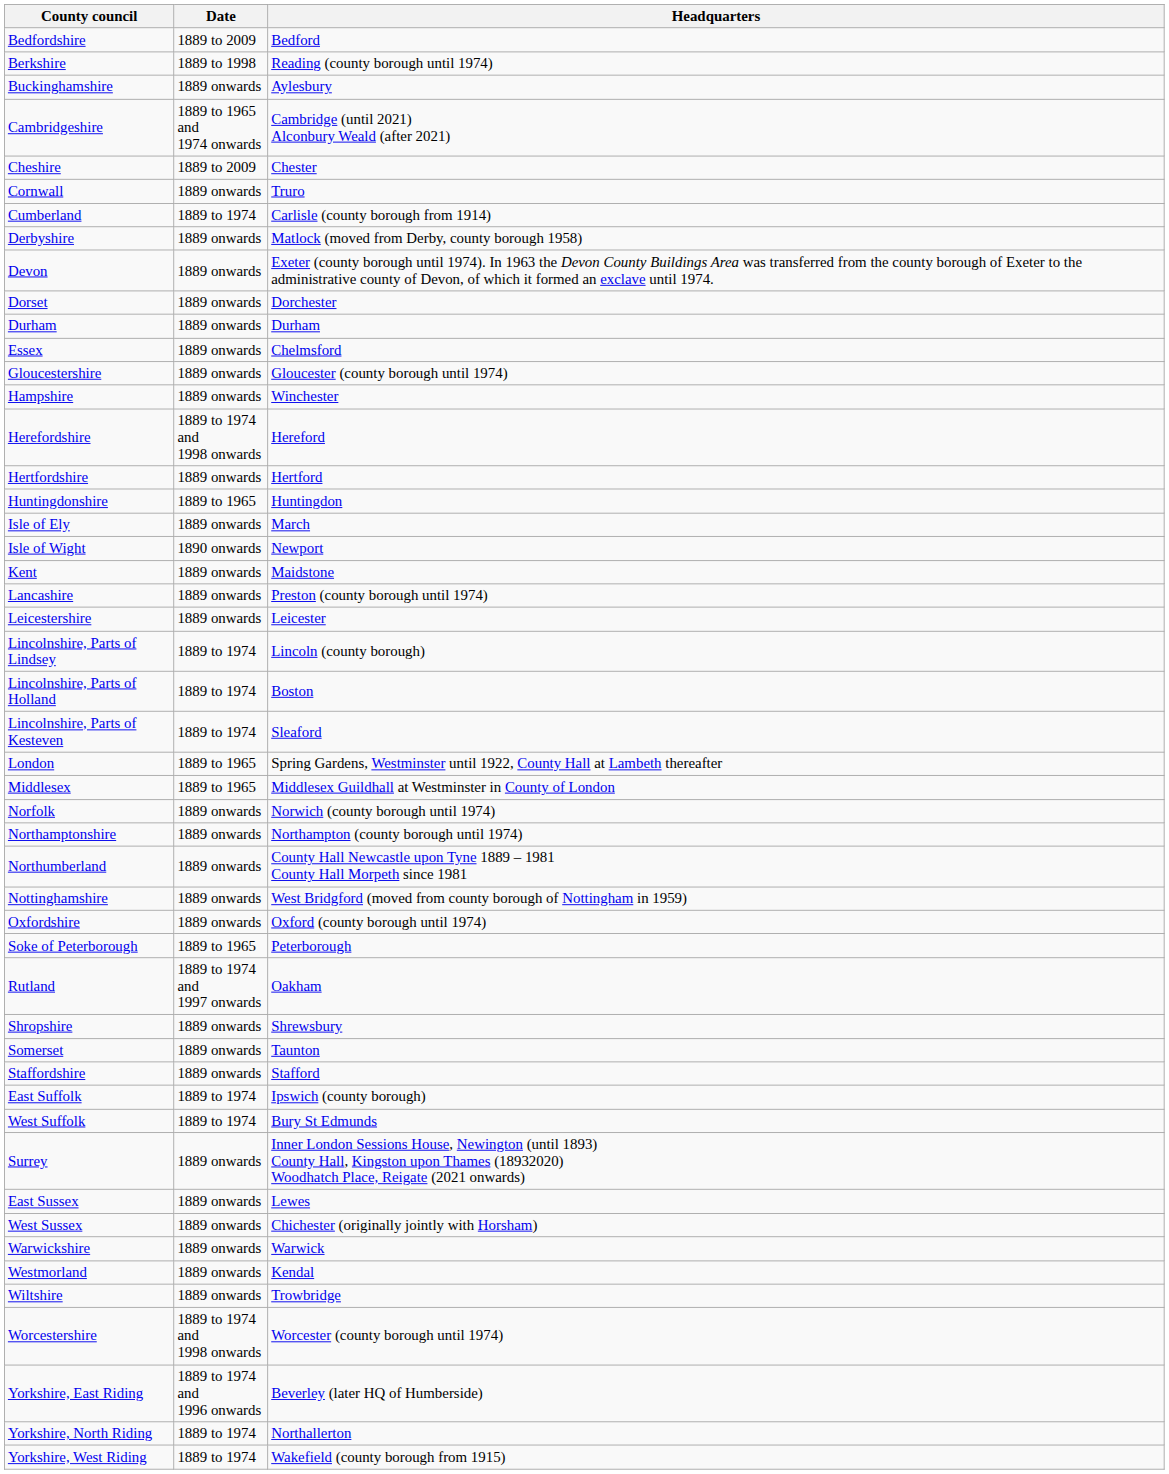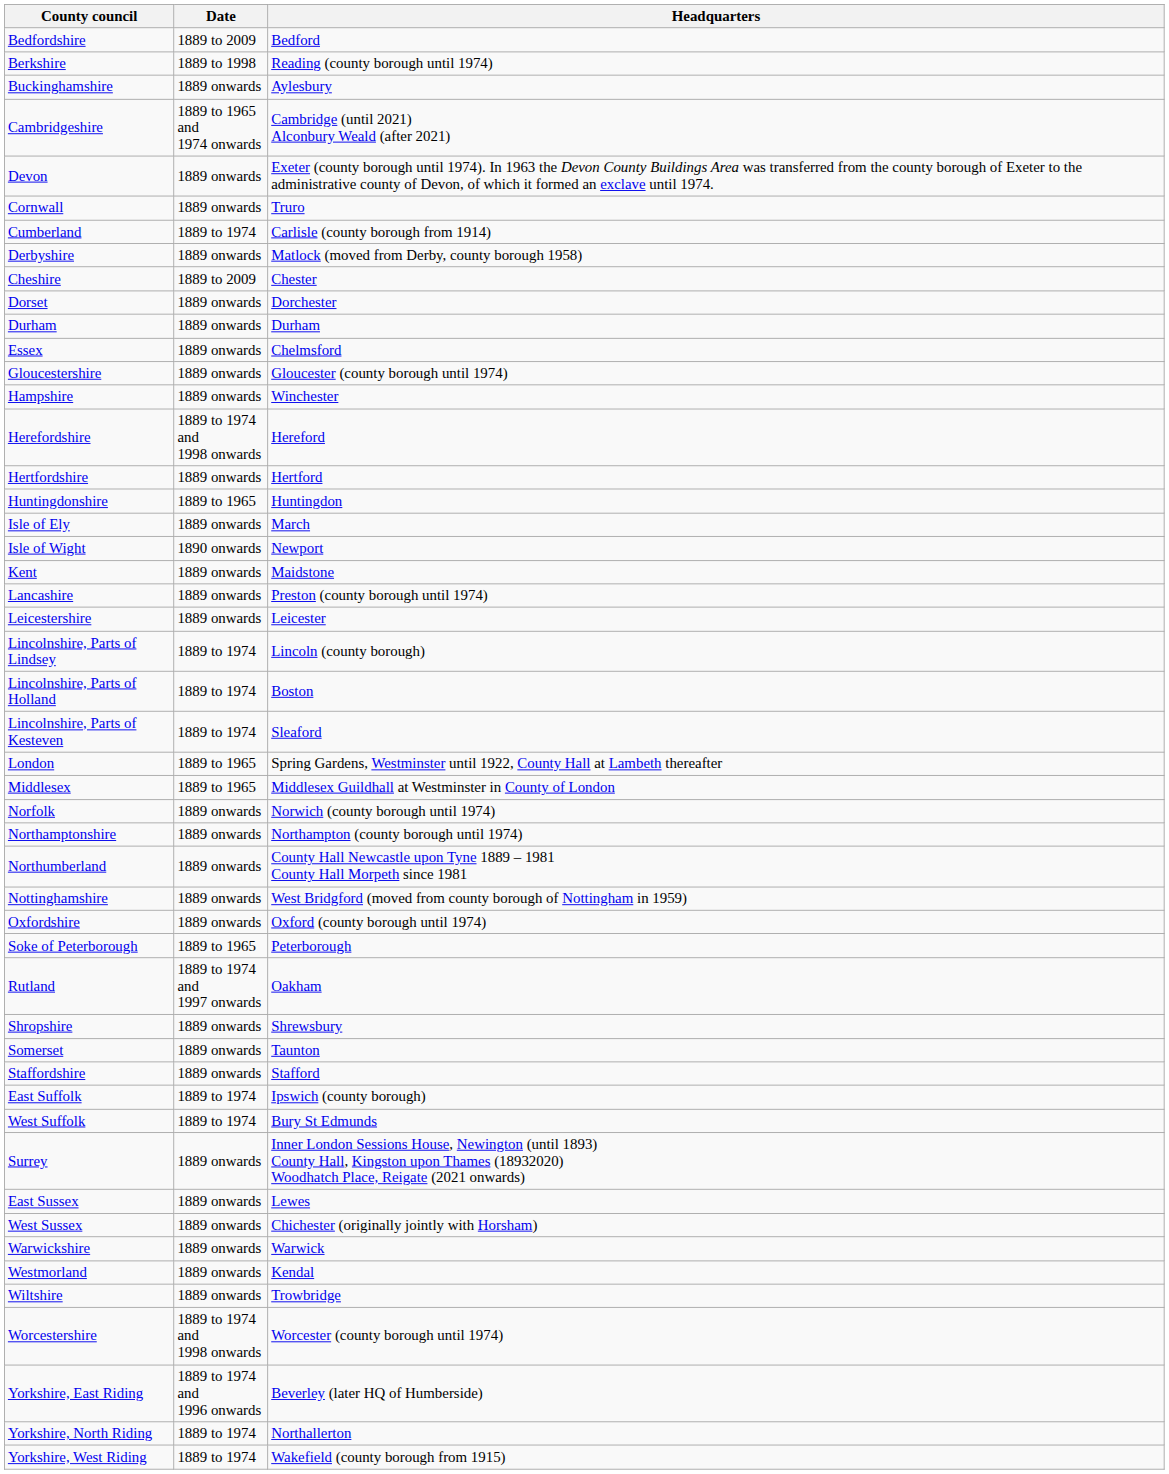rows swapped: (34, 167) <-> (28, 270)
